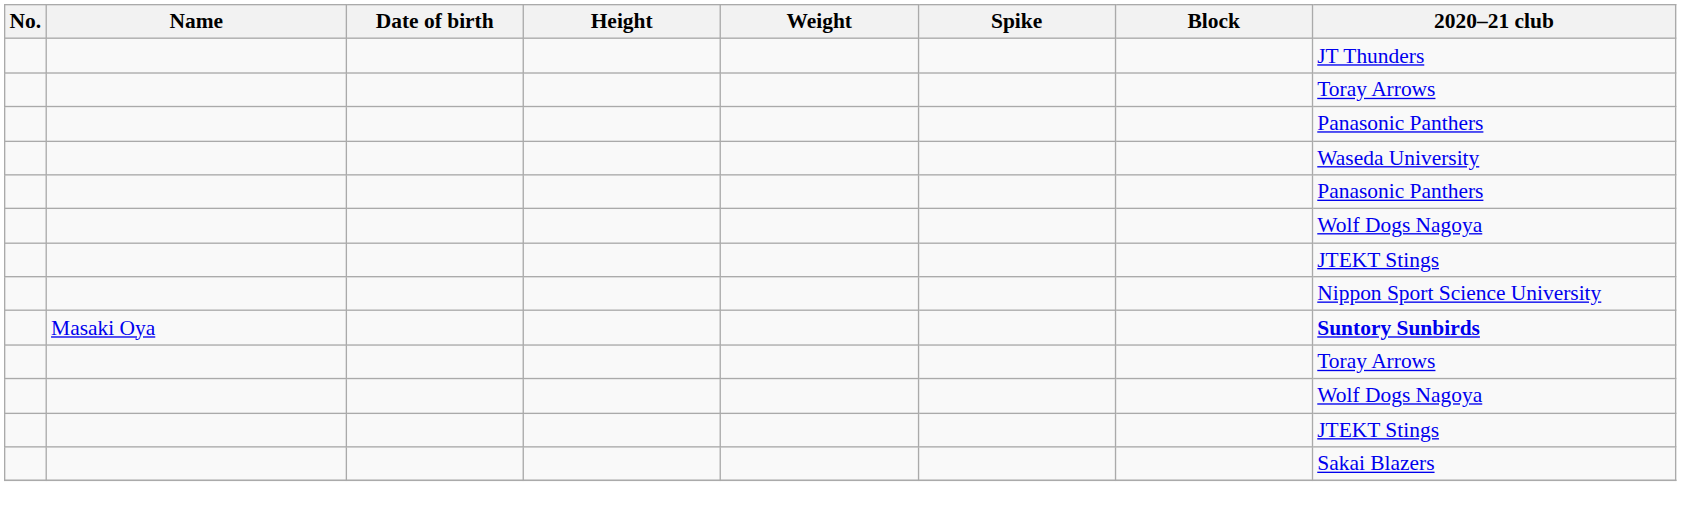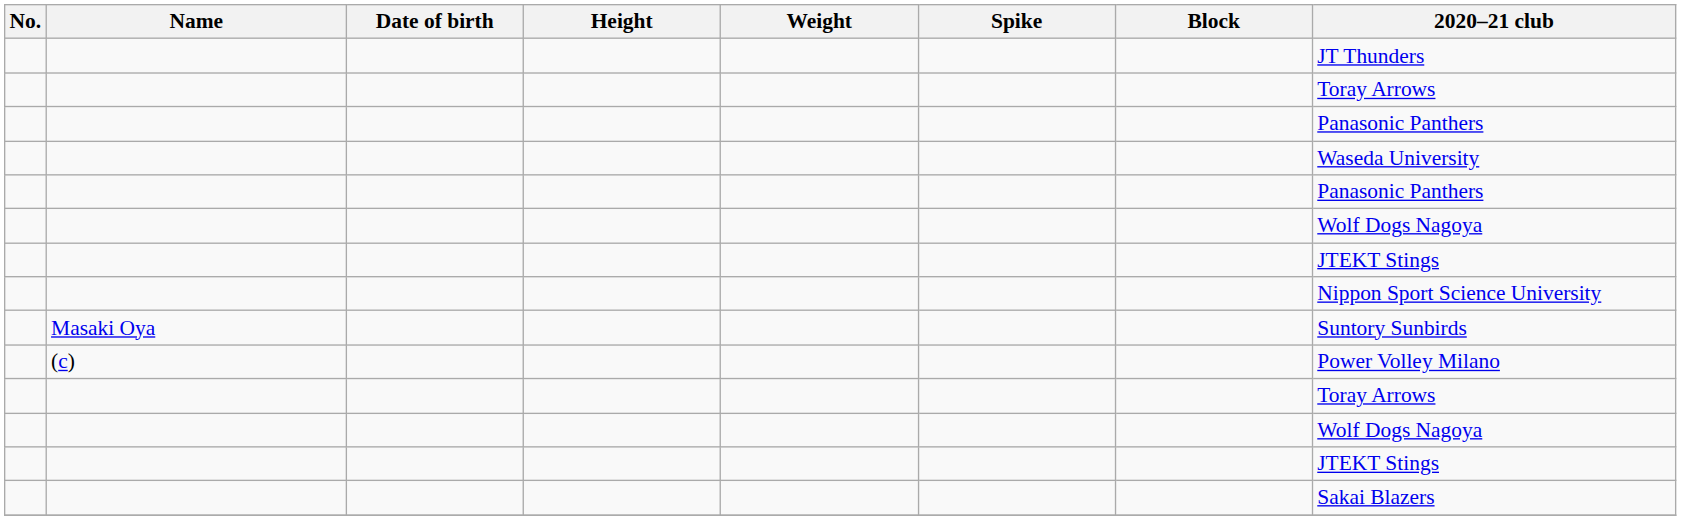(1399, 327) bold -> (1392, 327) normal
+ row: (25, 362)
